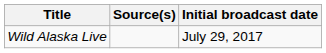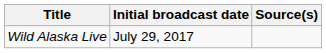columns swapped: (250, 15) <-> (144, 15)
